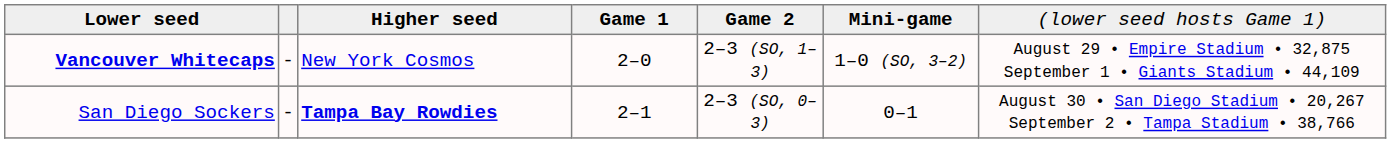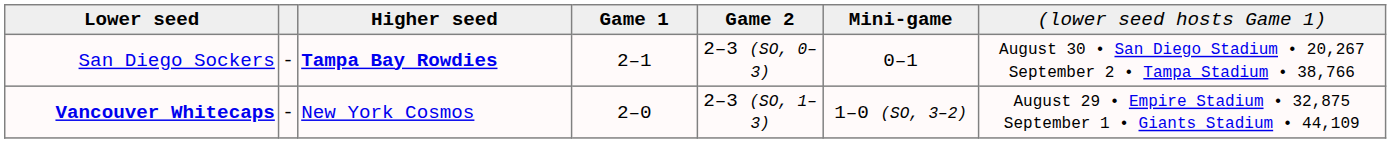rows swapped: (165, 60) <-> (177, 112)
